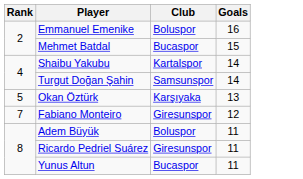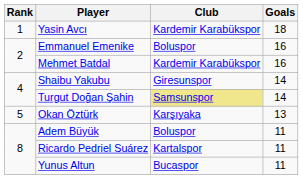+ row: (62, 30)
(176, 47) Bucaspor -> (207, 64) Kardemir Karabükspor
(233, 47) 15 -> (280, 64) 16
(178, 64) Kartalspor -> (182, 81) Giresunspor
(183, 81) no background -> (183, 98) khaki background
- row: (80, 115)
(182, 149) Giresunspor -> (178, 149) Kartalspor
